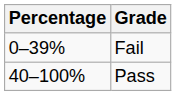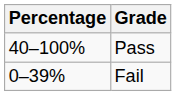rows swapped: (135, 76) <-> (129, 47)
